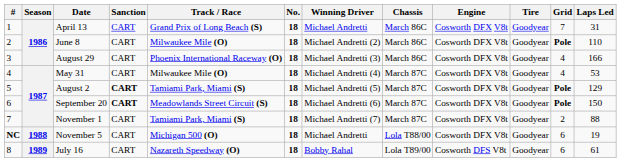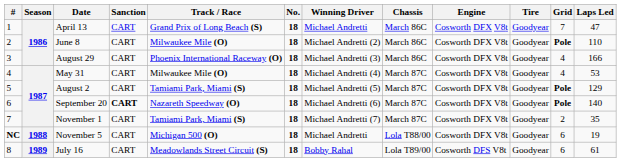(595, 27) 31 -> (595, 27) 47
(124, 88) bold -> (123, 88) normal
(209, 104) Meadowlands Street Circuit (S) -> (195, 104) Nazareth Speedway (O)
(595, 104) 150 -> (595, 104) 140
(595, 119) 88 -> (595, 119) 35
(195, 149) Nazareth Speedway (O) -> (209, 149) Meadowlands Street Circuit (S)
